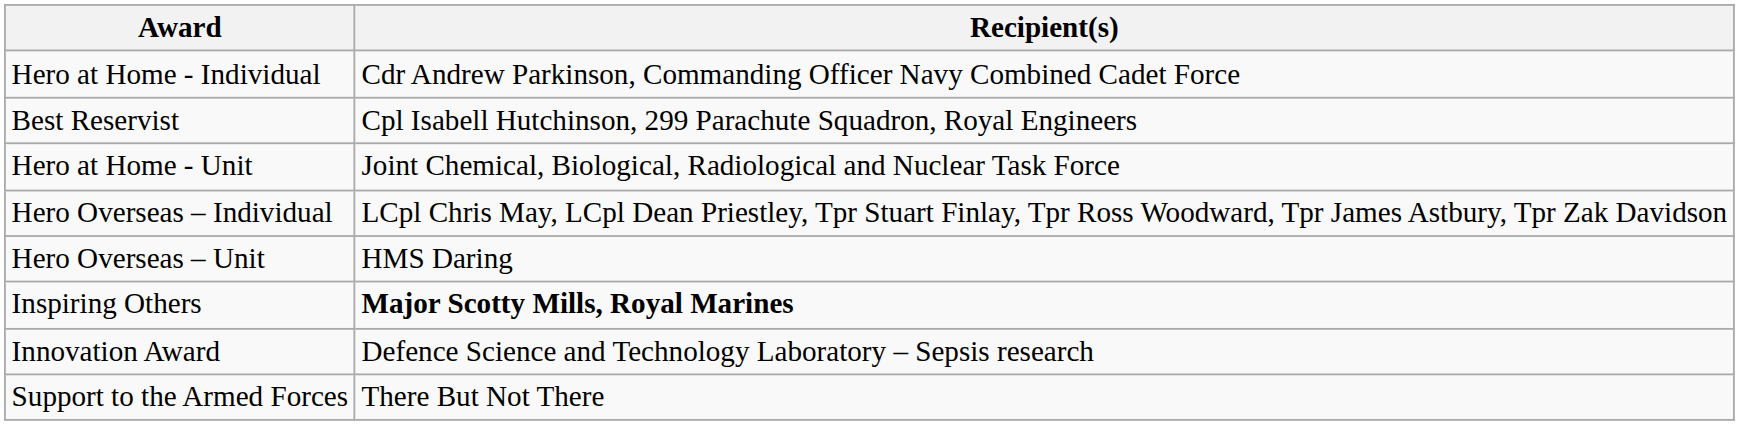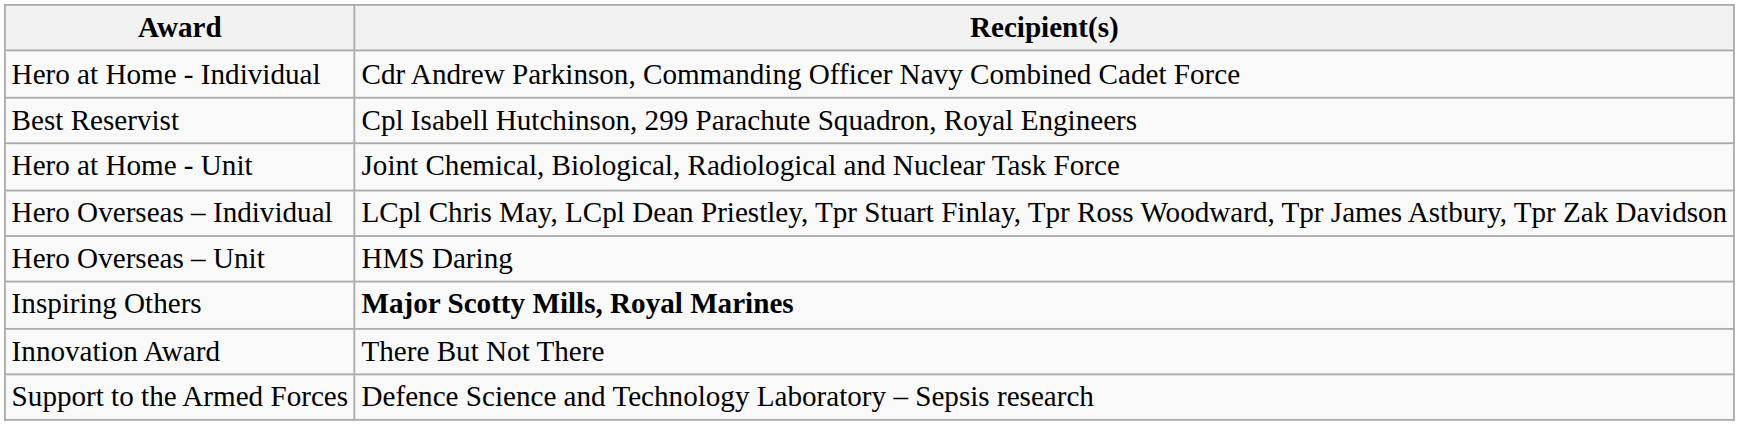(728, 350) Defence Science and Technology Laboratory – Sepsis research -> (483, 350) There But Not There
(483, 397) There But Not There -> (728, 397) Defence Science and Technology Laboratory – Sepsis research
